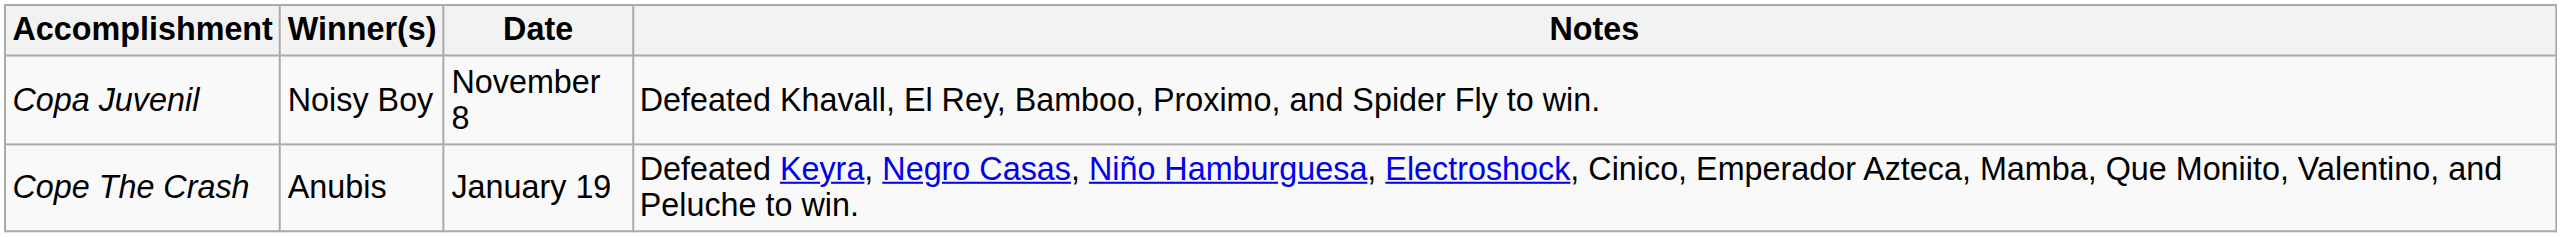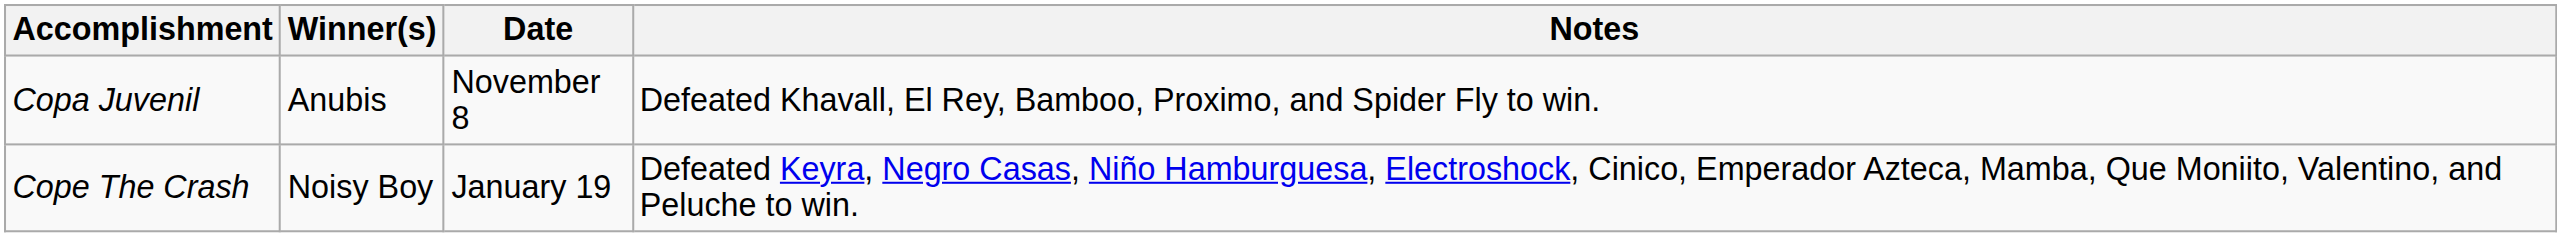(361, 99) Noisy Boy -> (337, 99) Anubis
(337, 187) Anubis -> (361, 187) Noisy Boy
